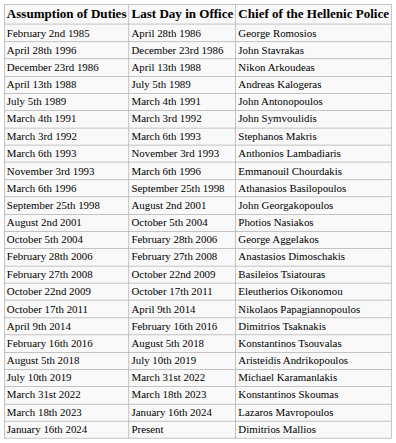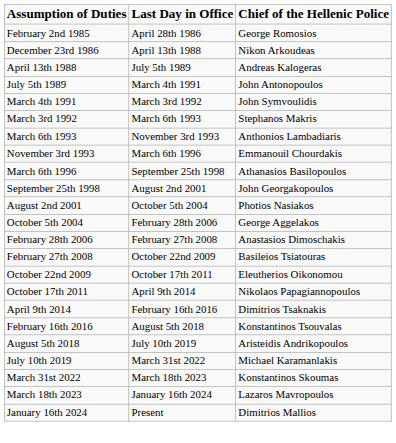- row: (42, 50)
